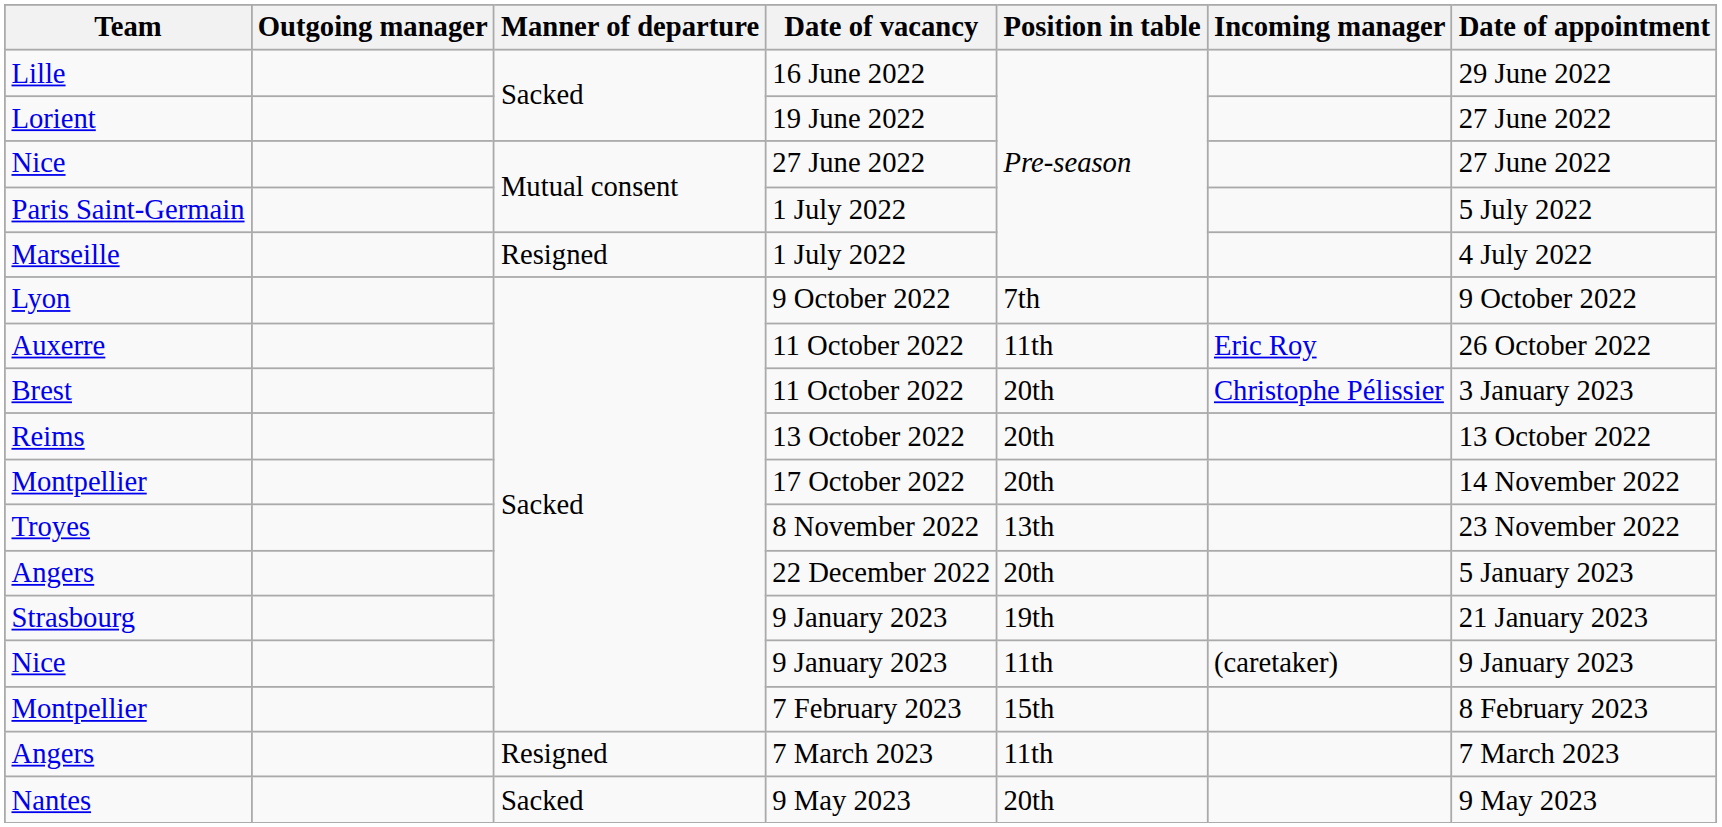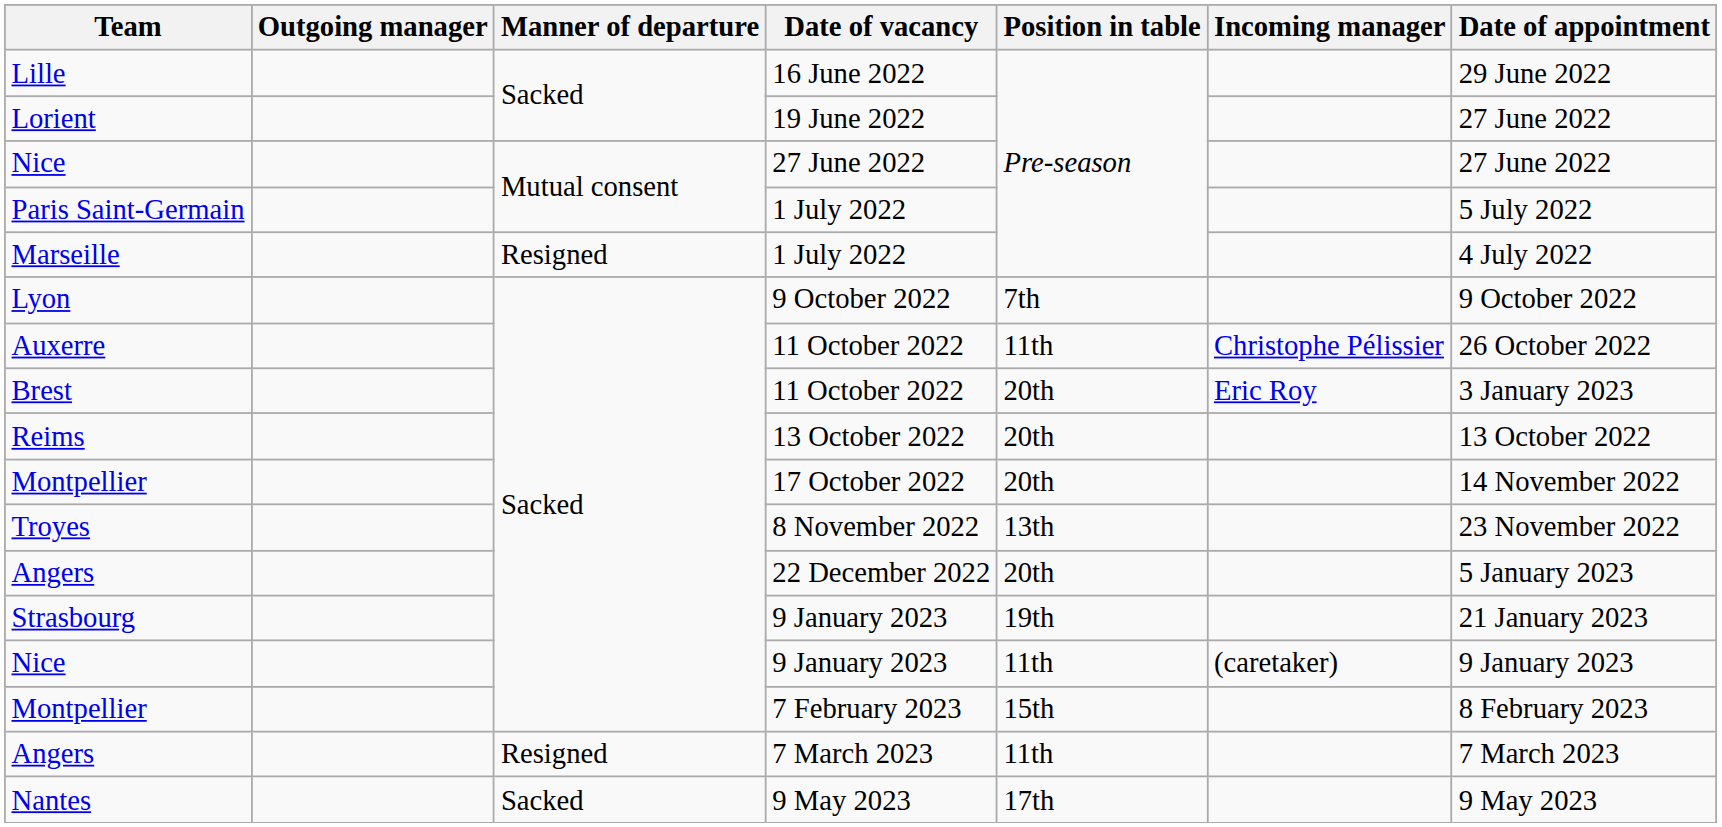(1265, 345) Eric Roy -> (1329, 345) Christophe Pélissier
(1329, 390) Christophe Pélissier -> (1265, 390) Eric Roy
(1029, 799) 20th -> (1029, 799) 17th
